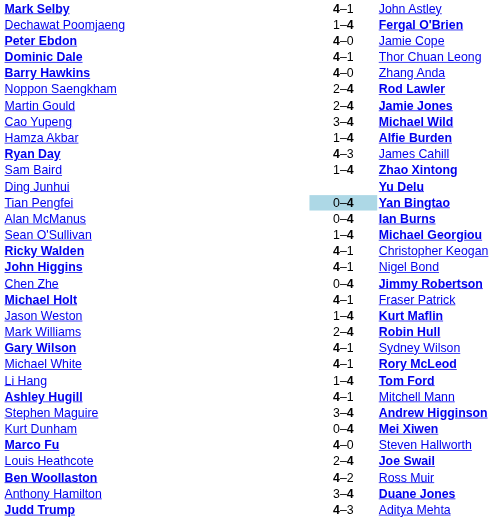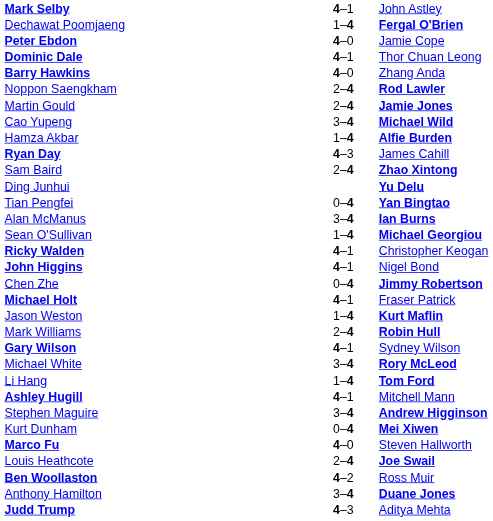(343, 170) 1–4 -> (343, 170) 2–4
(343, 202) lightblue background -> (343, 202) no background
(343, 219) 0–4 -> (343, 219) 3–4
(343, 364) 4–1 -> (343, 364) 3–4
